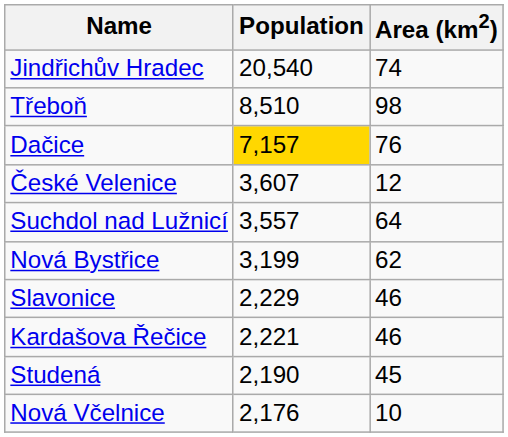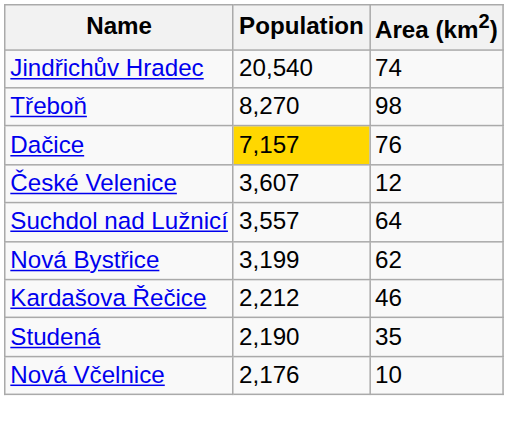(269, 106) 8,510 -> (269, 106) 8,270
- row: (63, 298)
(269, 336) 2,221 -> (269, 298) 2,212
(388, 375) 45 -> (388, 336) 35
